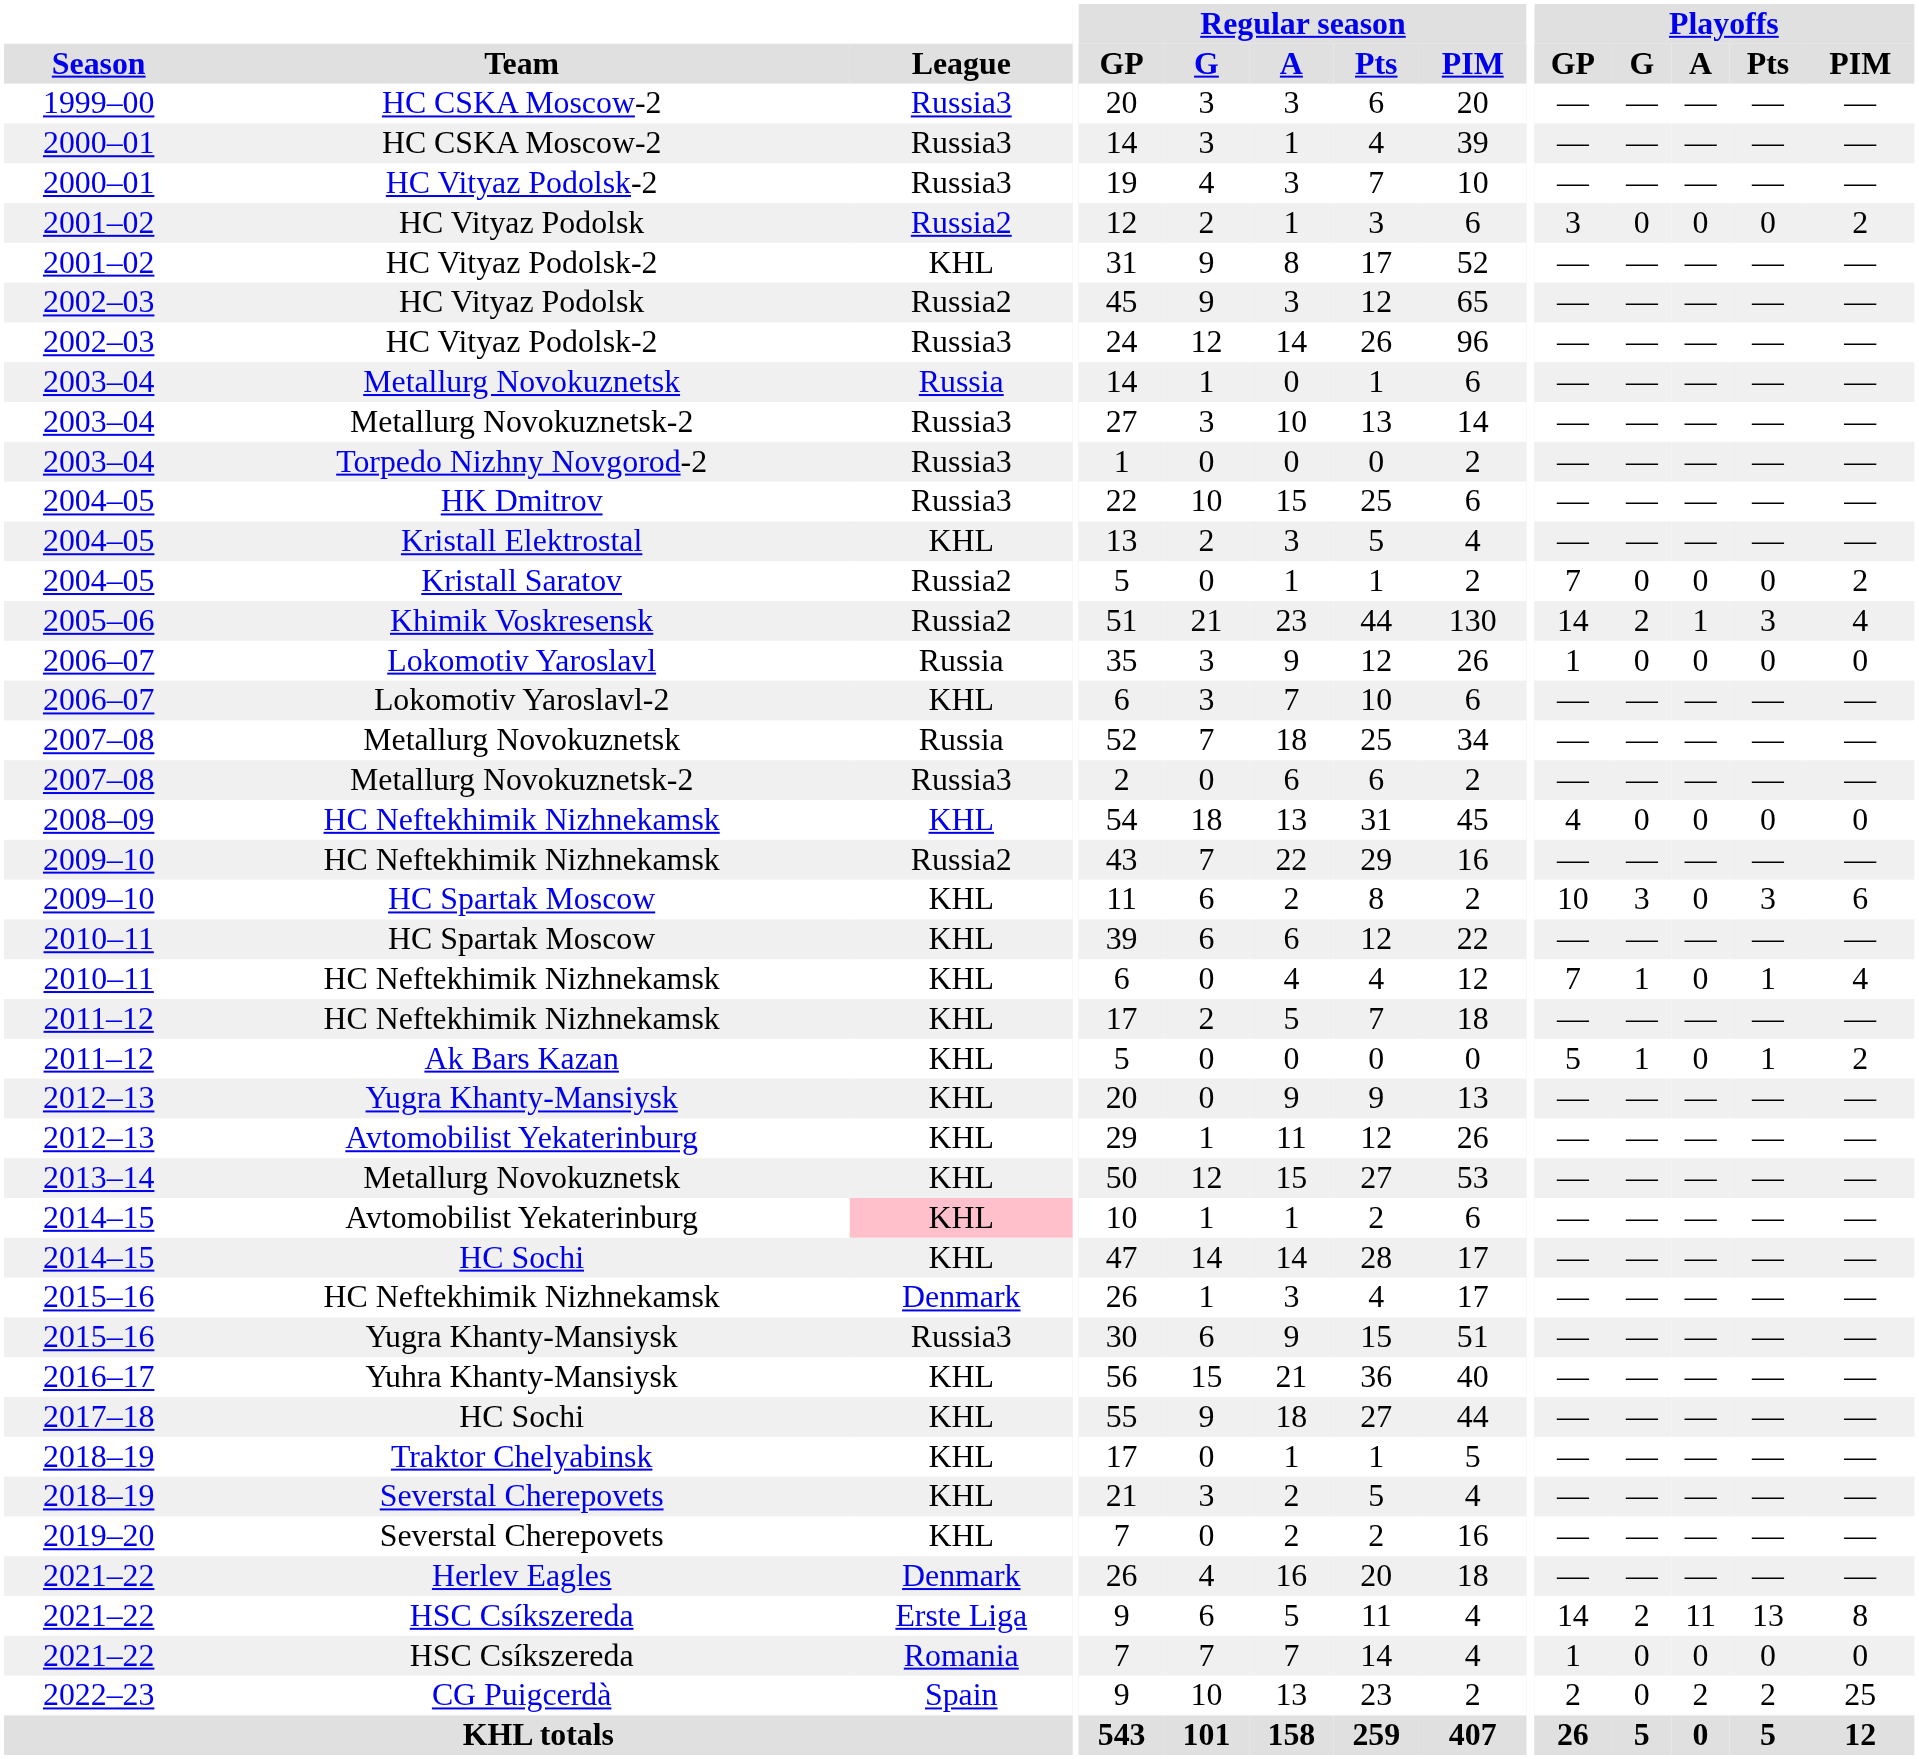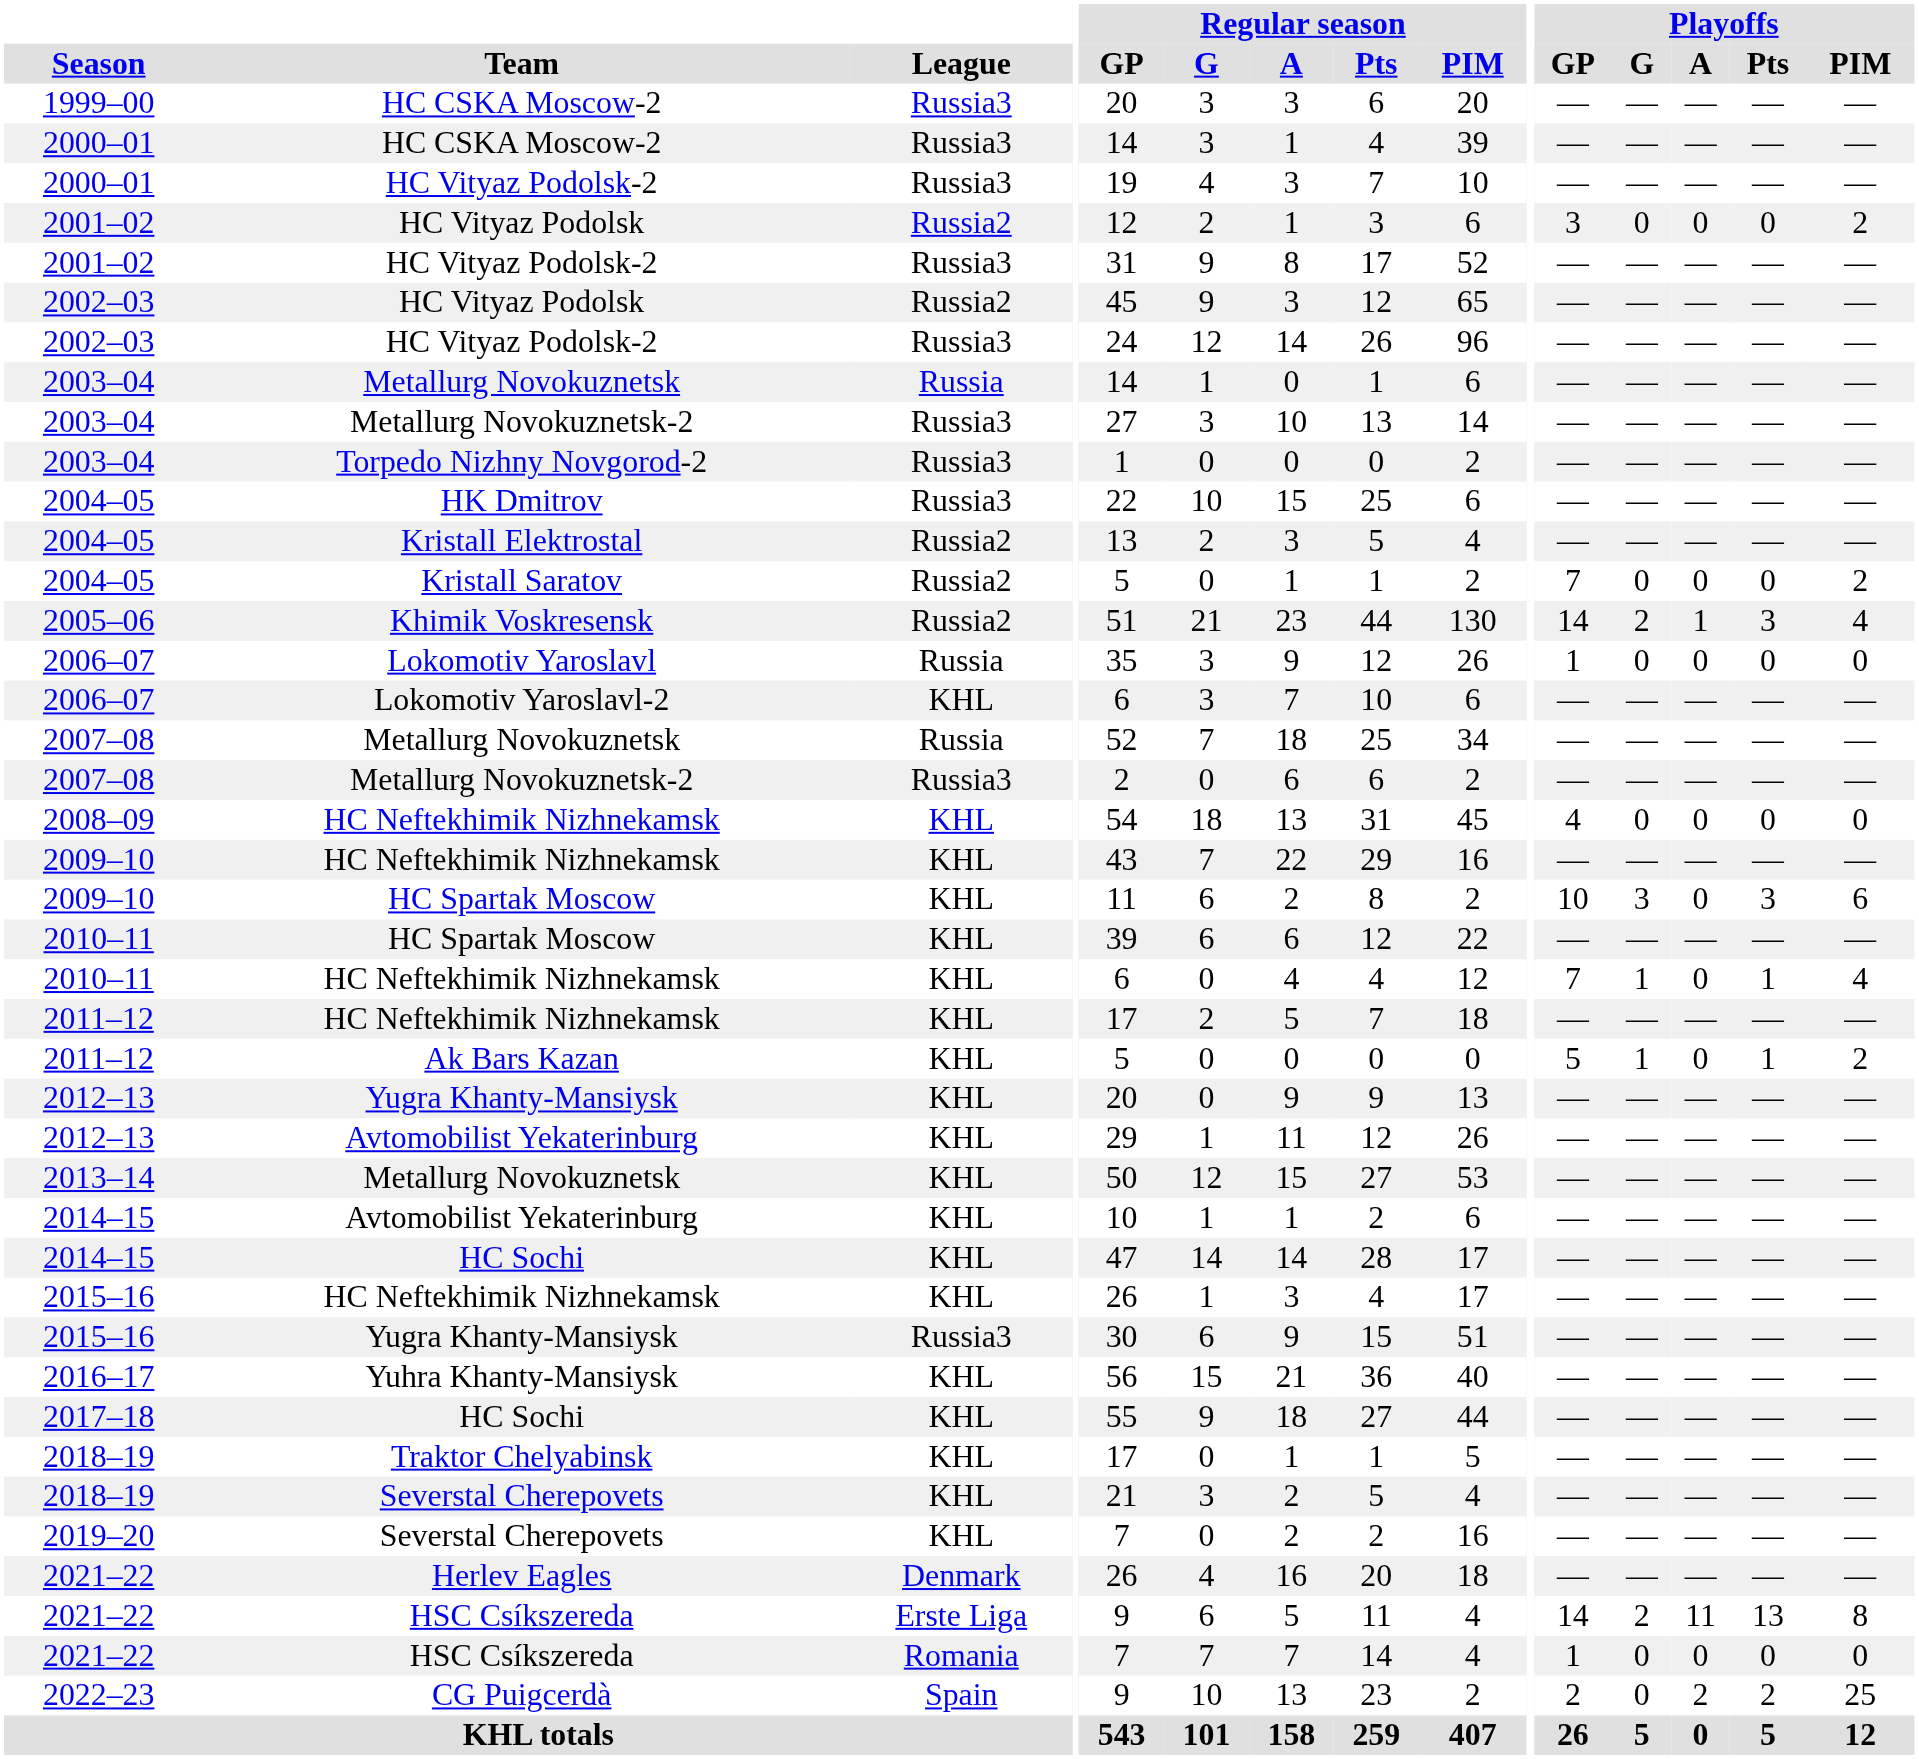(961, 262) KHL -> (961, 262) Russia3
(961, 540) KHL -> (961, 540) Russia2
(961, 859) Russia2 -> (961, 859) KHL
(961, 1217) pink background -> (961, 1217) no background
(961, 1297) Denmark -> (961, 1297) KHL
